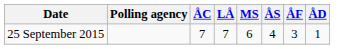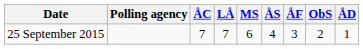+ column: (320, 14)
